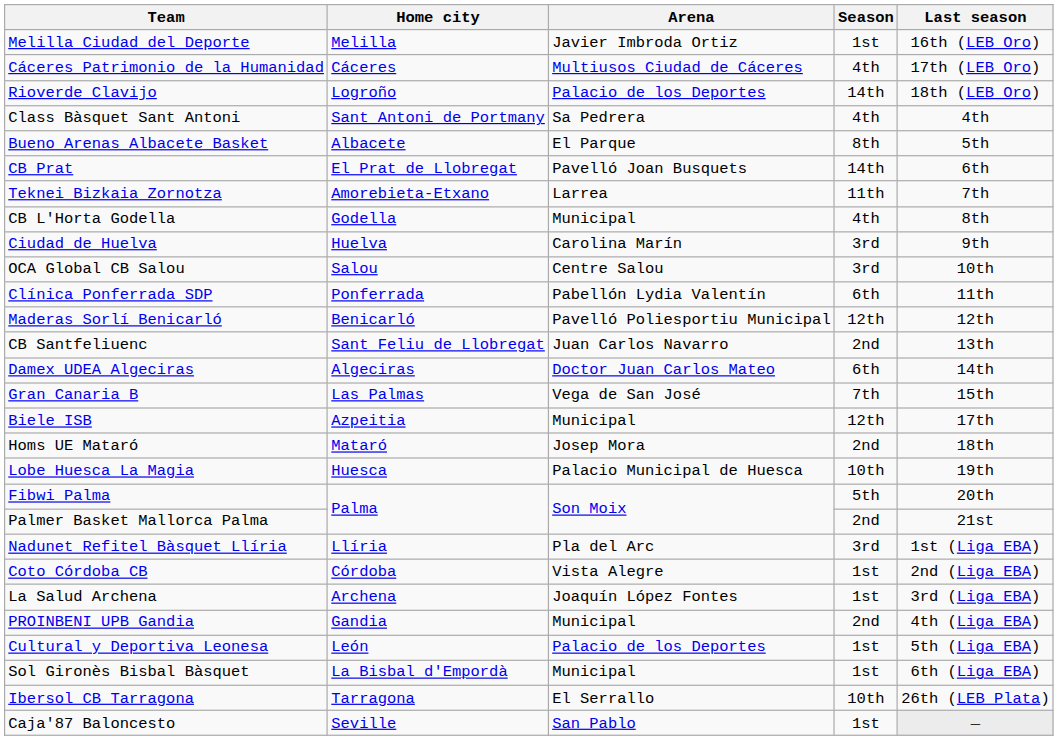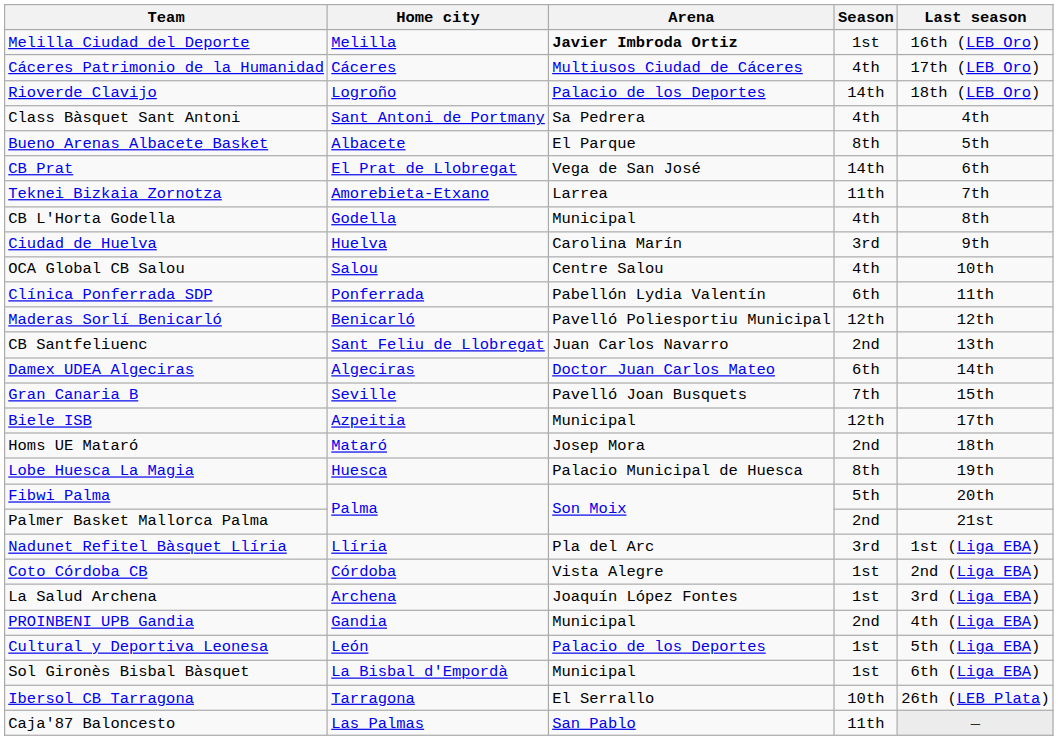(645, 42) normal -> (645, 42) bold
(650, 168) Pavelló Joan Busquets -> (626, 168) Vega de San José
(866, 269) 3rd -> (866, 269) 4th
(378, 395) Las Palmas -> (364, 395) Seville
(626, 395) Vega de San José -> (650, 395) Pavelló Joan Busquets
(866, 471) 10th -> (866, 471) 8th
(364, 723) Seville -> (378, 723) Las Palmas
(866, 723) 1st -> (866, 723) 11th
